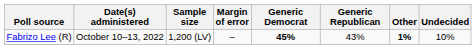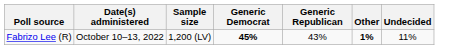- column: (232, 17)
(445, 37) 10% -> (408, 37) 11%
